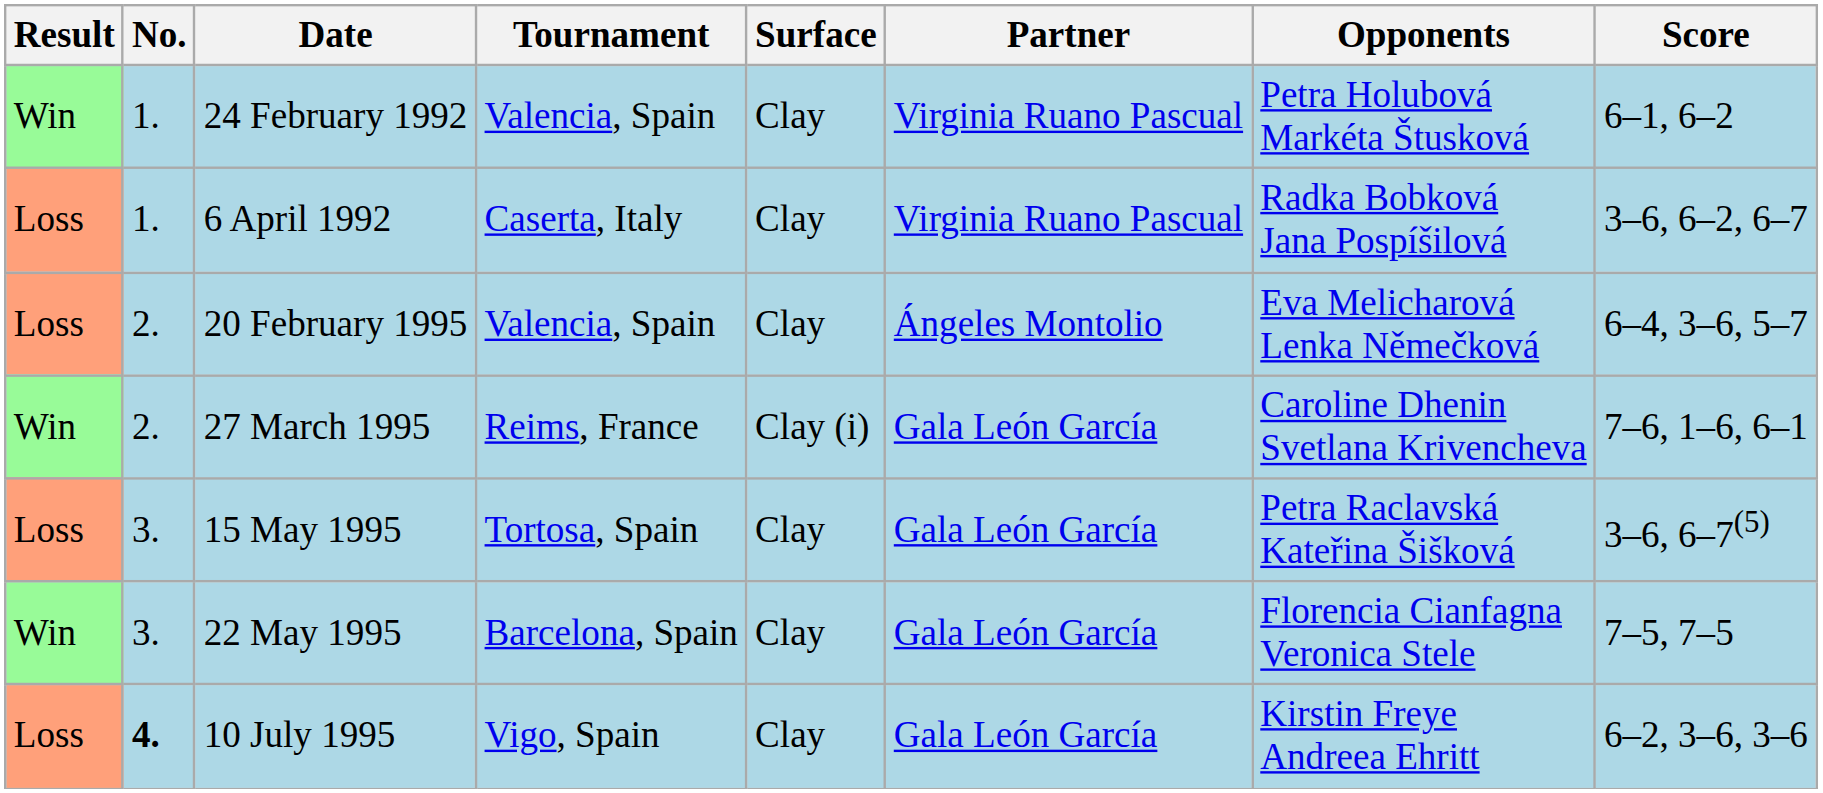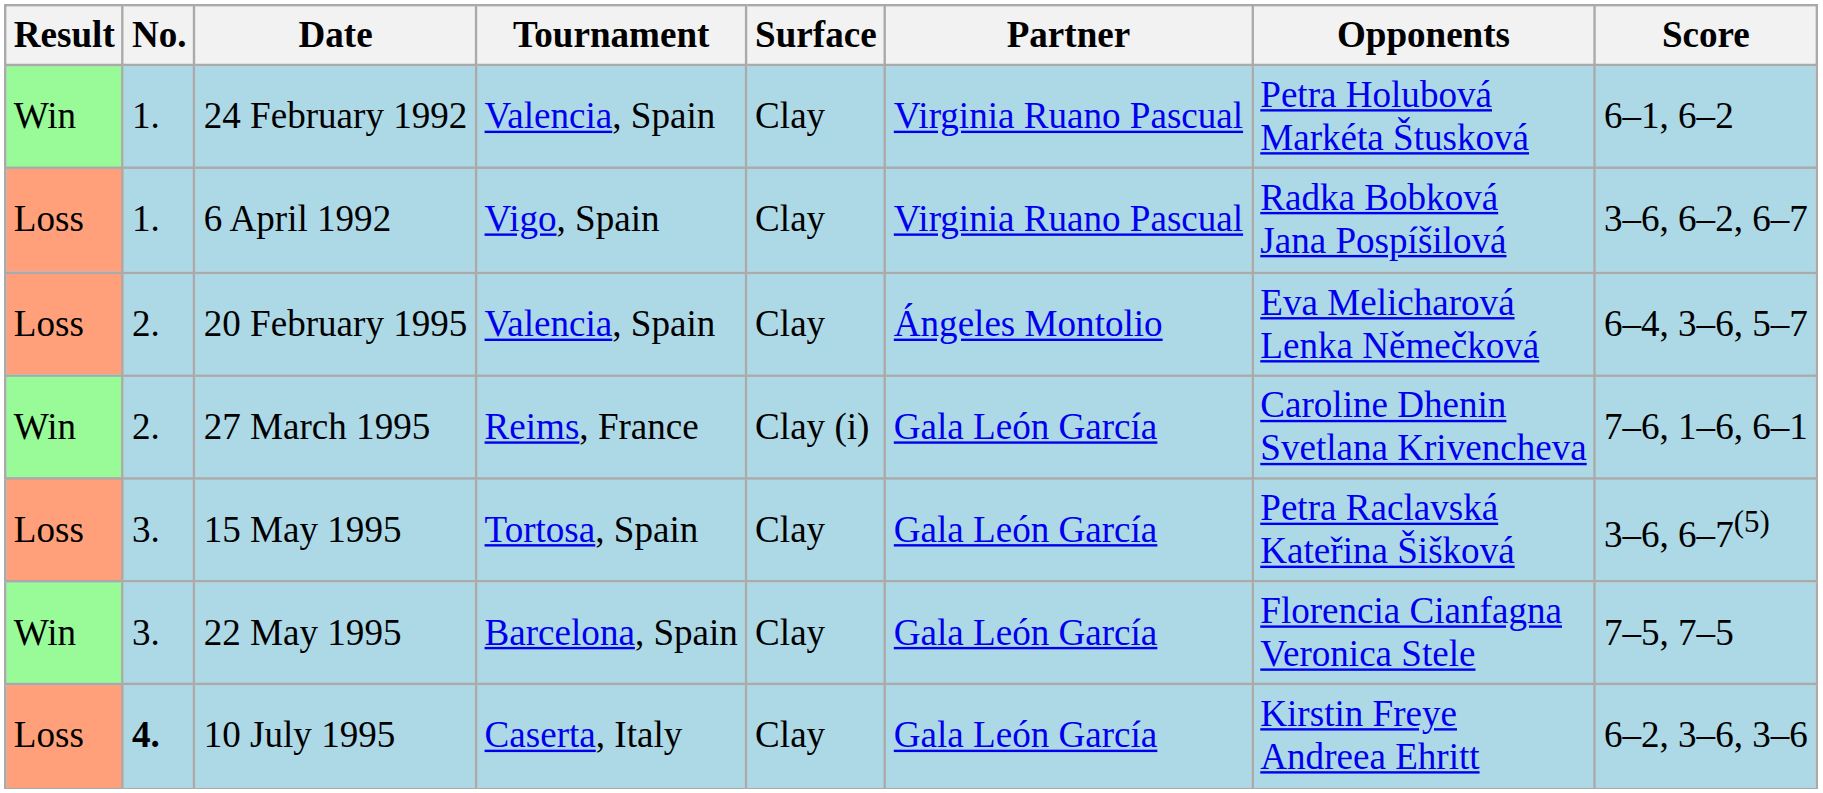(583, 219) Caserta, Italy -> (572, 219) Vigo, Spain
(572, 735) Vigo, Spain -> (583, 735) Caserta, Italy
